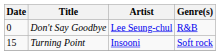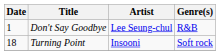(9, 27) 0 -> (9, 27) 1
(11, 43) 15 -> (11, 43) 18
